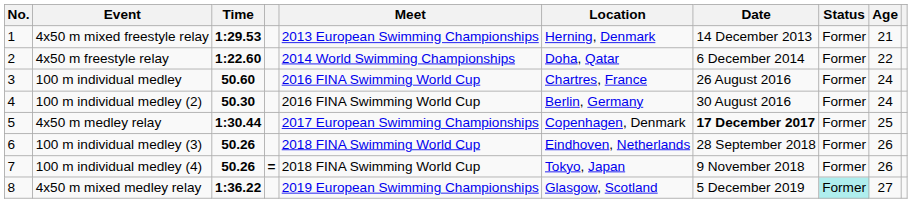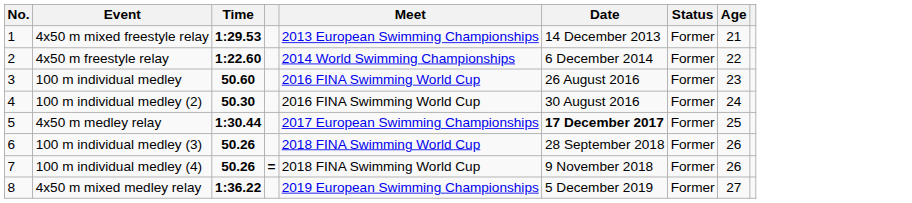- column: (618, 15)
(885, 79) 24 -> (734, 79) 23
(844, 187) paleturquoise background -> (693, 187) no background
